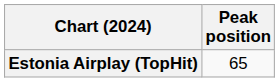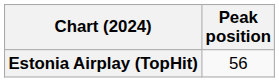(238, 63) 65 -> (238, 63) 56
